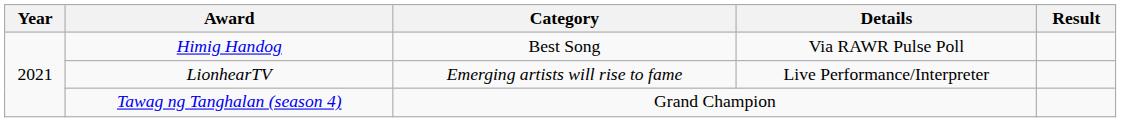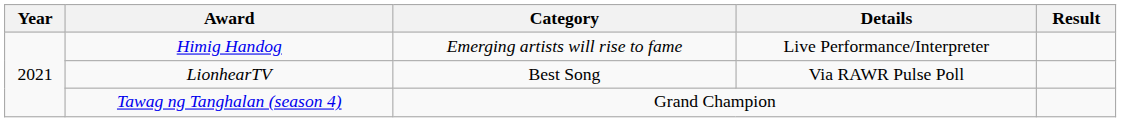(564, 46) Best Song -> (564, 46) Emerging artists will rise to fame
(886, 46) Via RAWR Pulse Poll -> (886, 46) Live Performance/Interpreter
(564, 74) Emerging artists will rise to fame -> (564, 74) Best Song
(886, 74) Live Performance/Interpreter -> (886, 74) Via RAWR Pulse Poll
